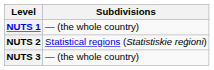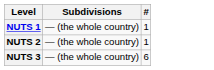+ column: (146, 12)
(126, 42) Statistical regions (Statistiskie reģioni) -> (92, 42) — (the whole country)
